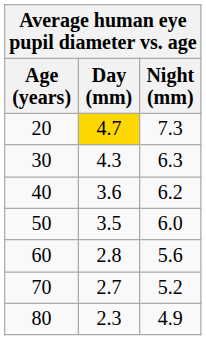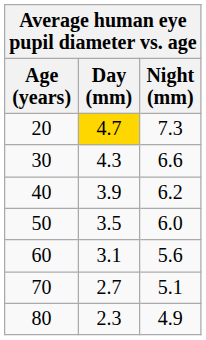(170, 160) 6.3 -> (170, 160) 6.6
(109, 192) 3.6 -> (109, 192) 3.9
(109, 255) 2.8 -> (109, 255) 3.1
(170, 287) 5.2 -> (170, 287) 5.1
